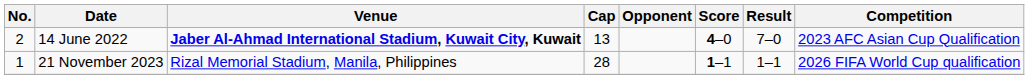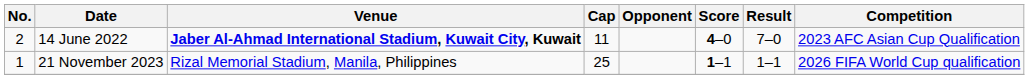(602, 39) 13 -> (602, 39) 11
(602, 62) 28 -> (602, 62) 25
